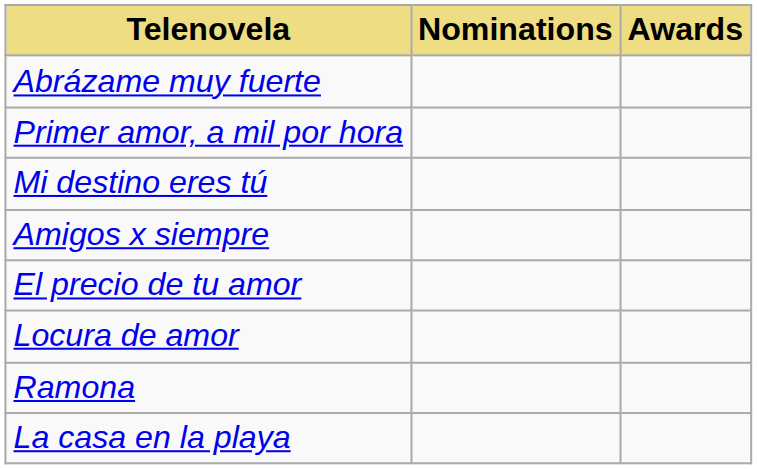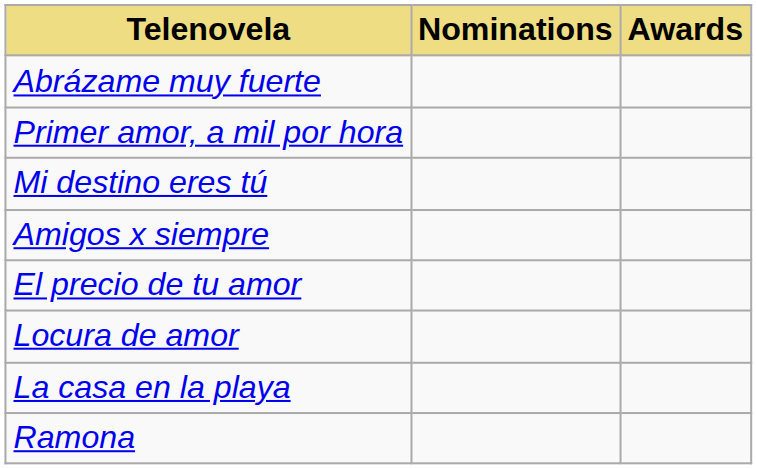rows swapped: (74, 387) <-> (152, 438)
